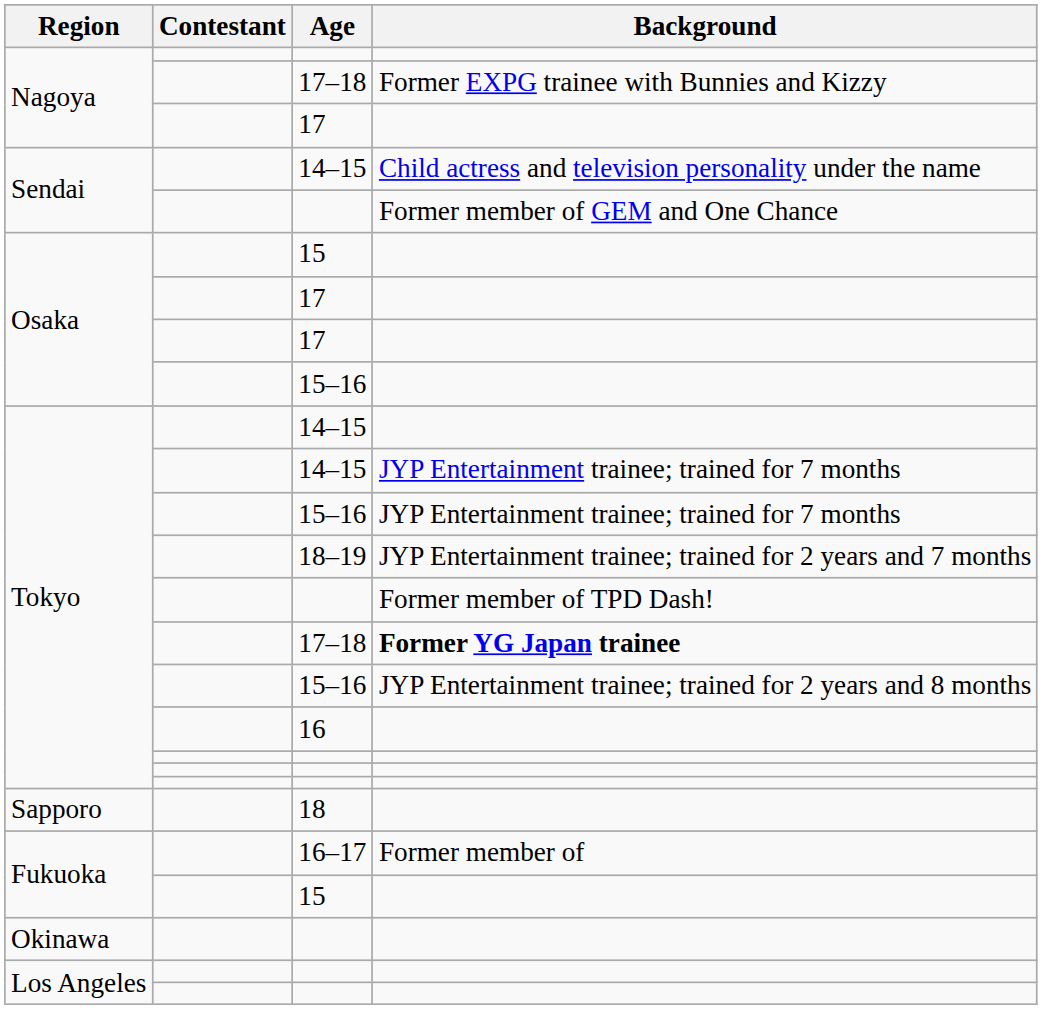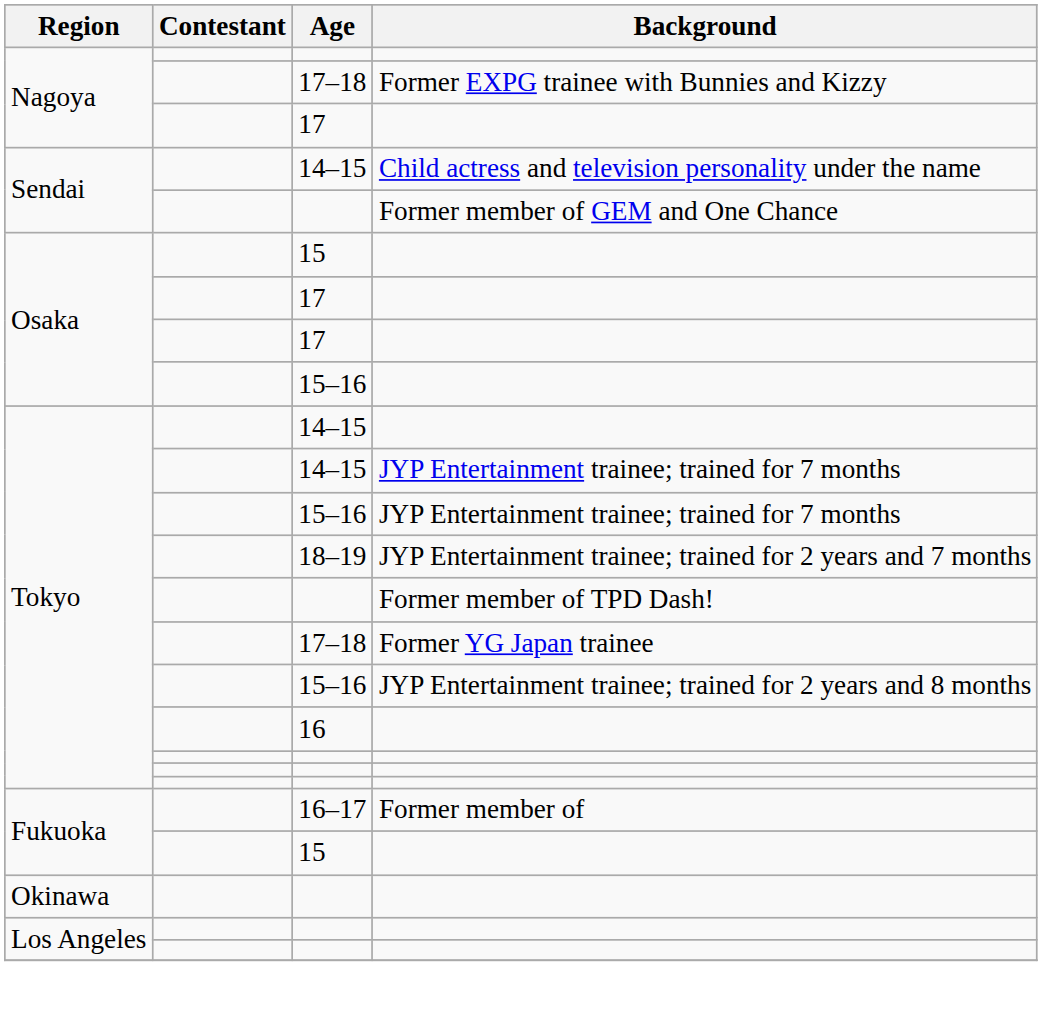(530, 642) bold -> (516, 642) normal
- row: (56, 809)
